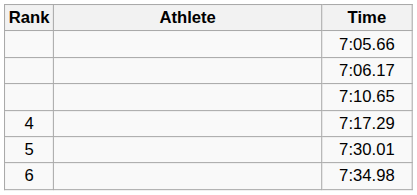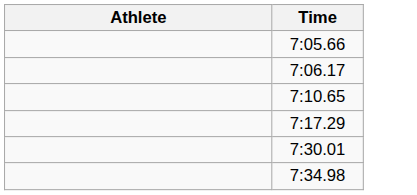- column: (29, 17)
